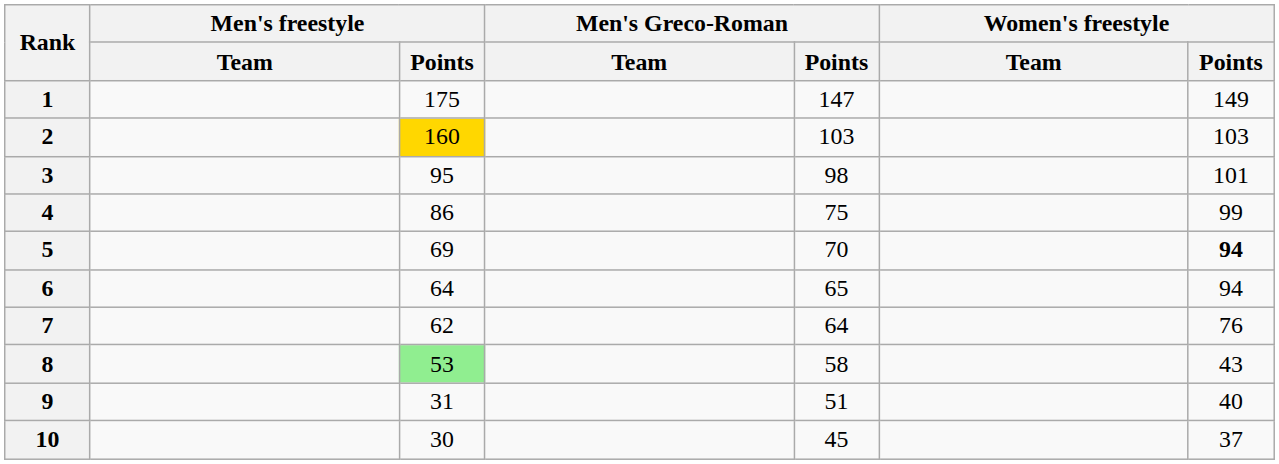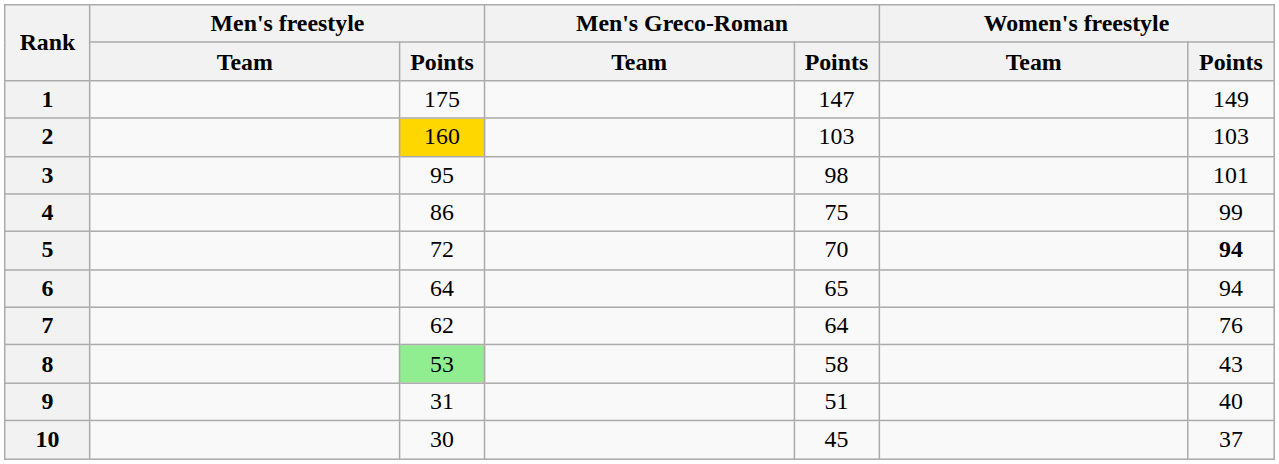(442, 250) 69 -> (442, 250) 72
